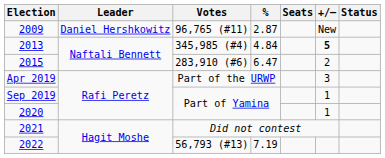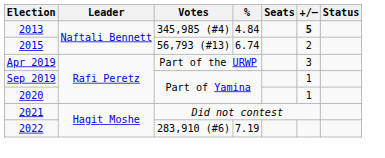- row: (31, 29)
(212, 62) 283,910 (#6) -> (194, 46) 56,793 (#13)
(265, 62) 6.47 -> (247, 46) 6.74
(212, 145) 56,793 (#13) -> (194, 128) 283,910 (#6)
